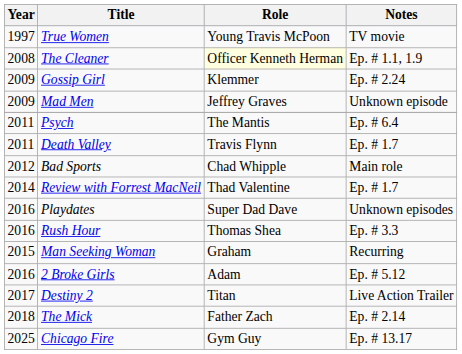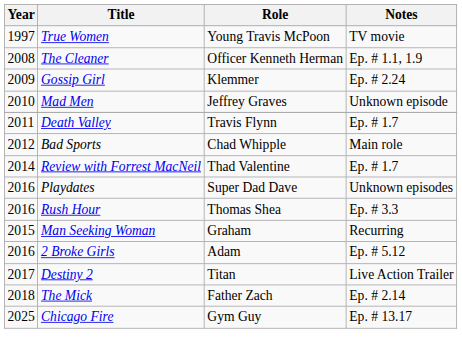(275, 58) lightyellow background -> (275, 58) no background
(21, 101) 2009 -> (21, 101) 2010
- row: (57, 123)
